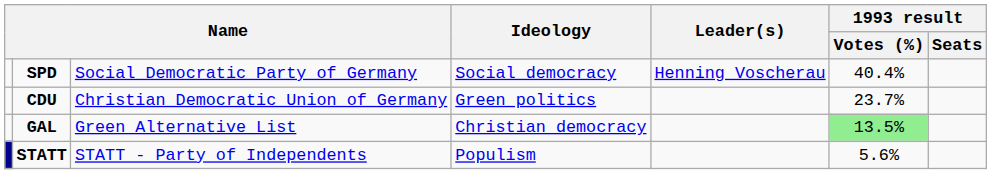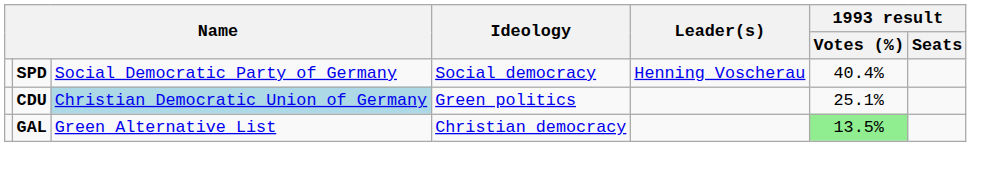(261, 100) no background -> (241, 100) lightblue background
(879, 100) 23.7% -> (859, 100) 25.1%
- row: (42, 155)
